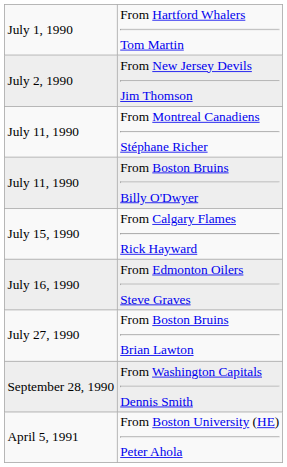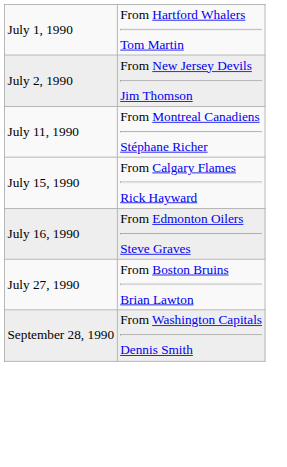- row: (200, 182)
- row: (200, 437)
